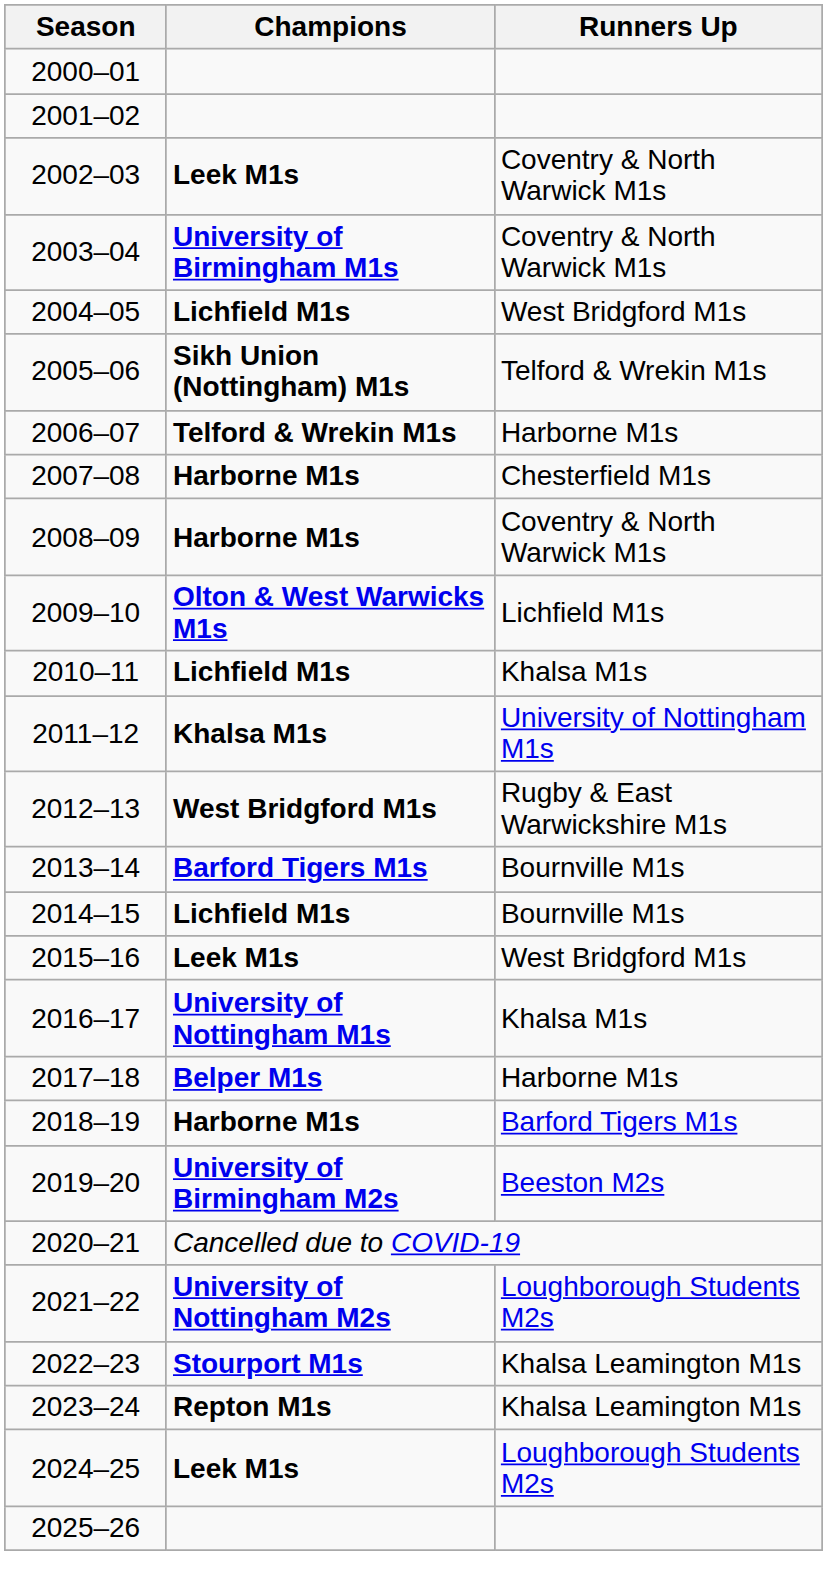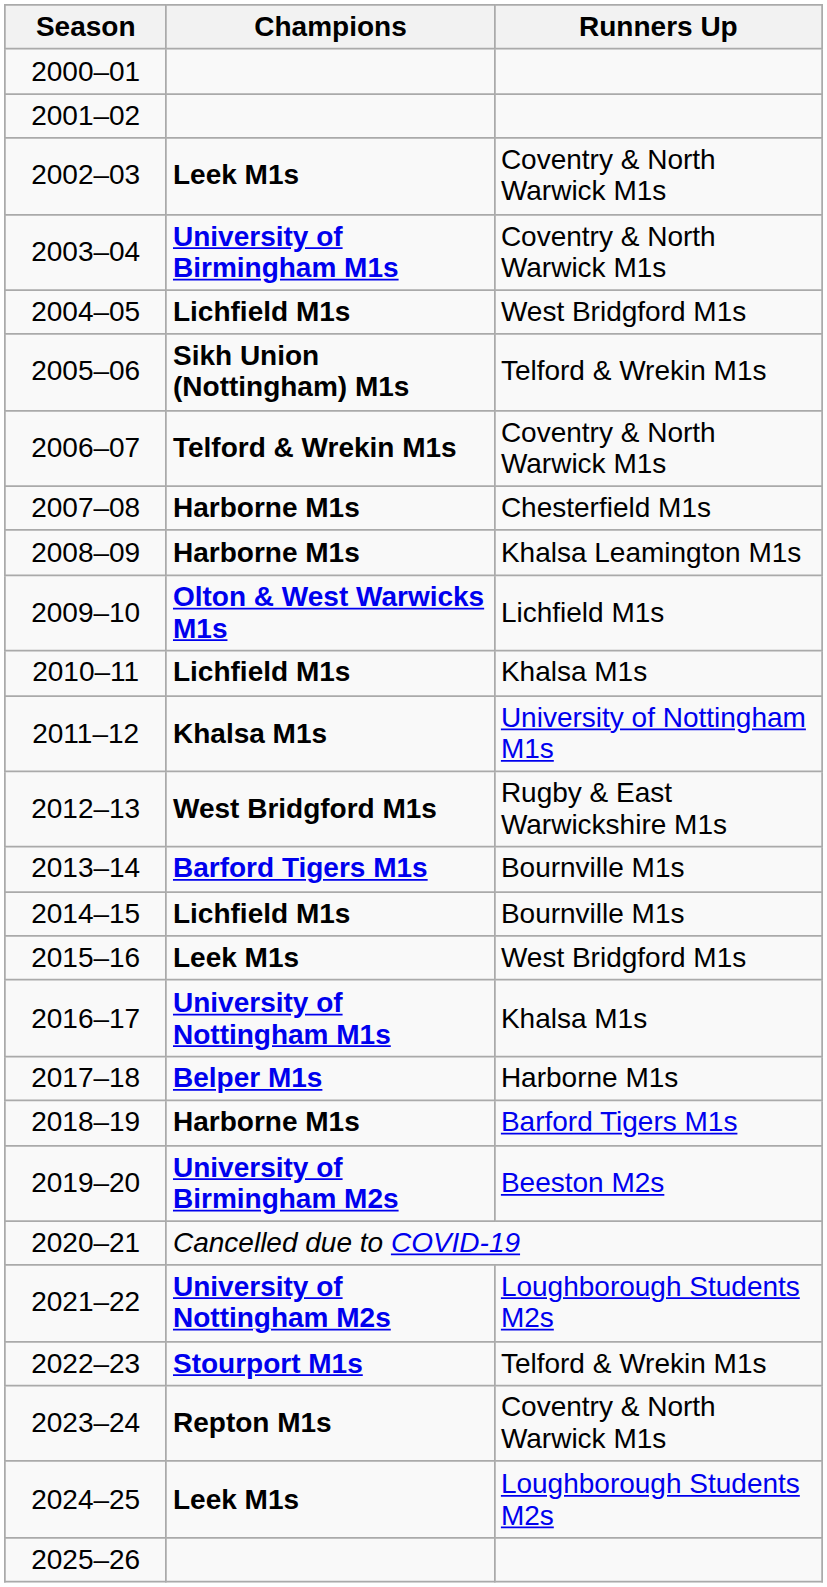(590, 432) Harborne M1s -> (608, 447) Coventry & North Warwick M1s
(608, 536) Coventry & North Warwick M1s -> (651, 552) Khalsa Leamington M1s
(651, 1363) Khalsa Leamington M1s -> (634, 1363) Telford & Wrekin M1s
(651, 1407) Khalsa Leamington M1s -> (608, 1423) Coventry & North Warwick M1s
